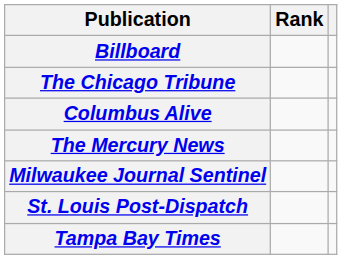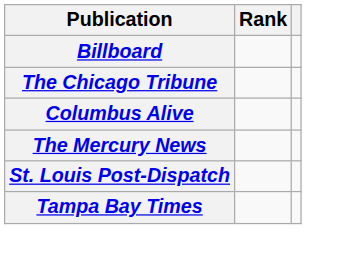- row: (138, 176)
